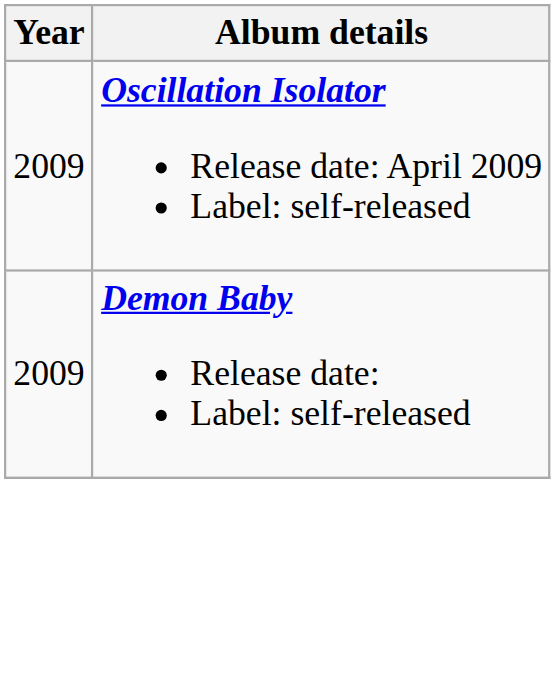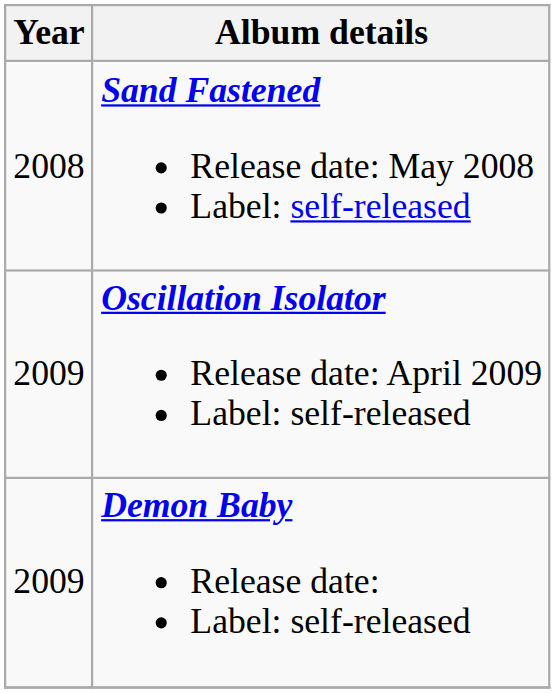+ row: (322, 148)
